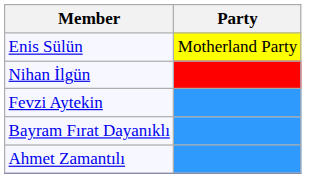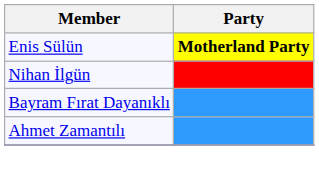(237, 46) normal -> (244, 46) bold
- row: (56, 102)
